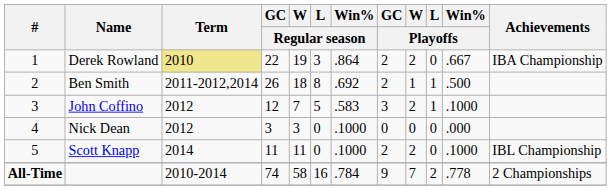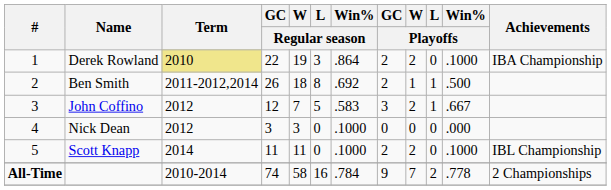(458, 60) .667 -> (462, 60) .1000
(462, 106) .1000 -> (458, 106) .667
